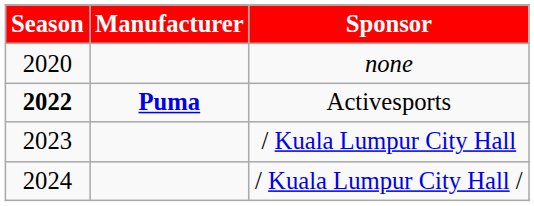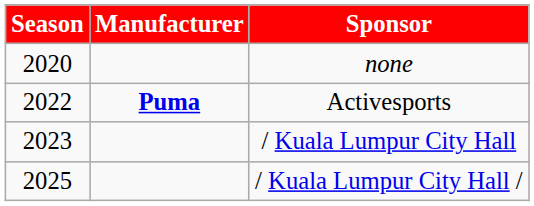(47, 102) bold -> (47, 102) normal
(47, 180) 2024 -> (47, 180) 2025
